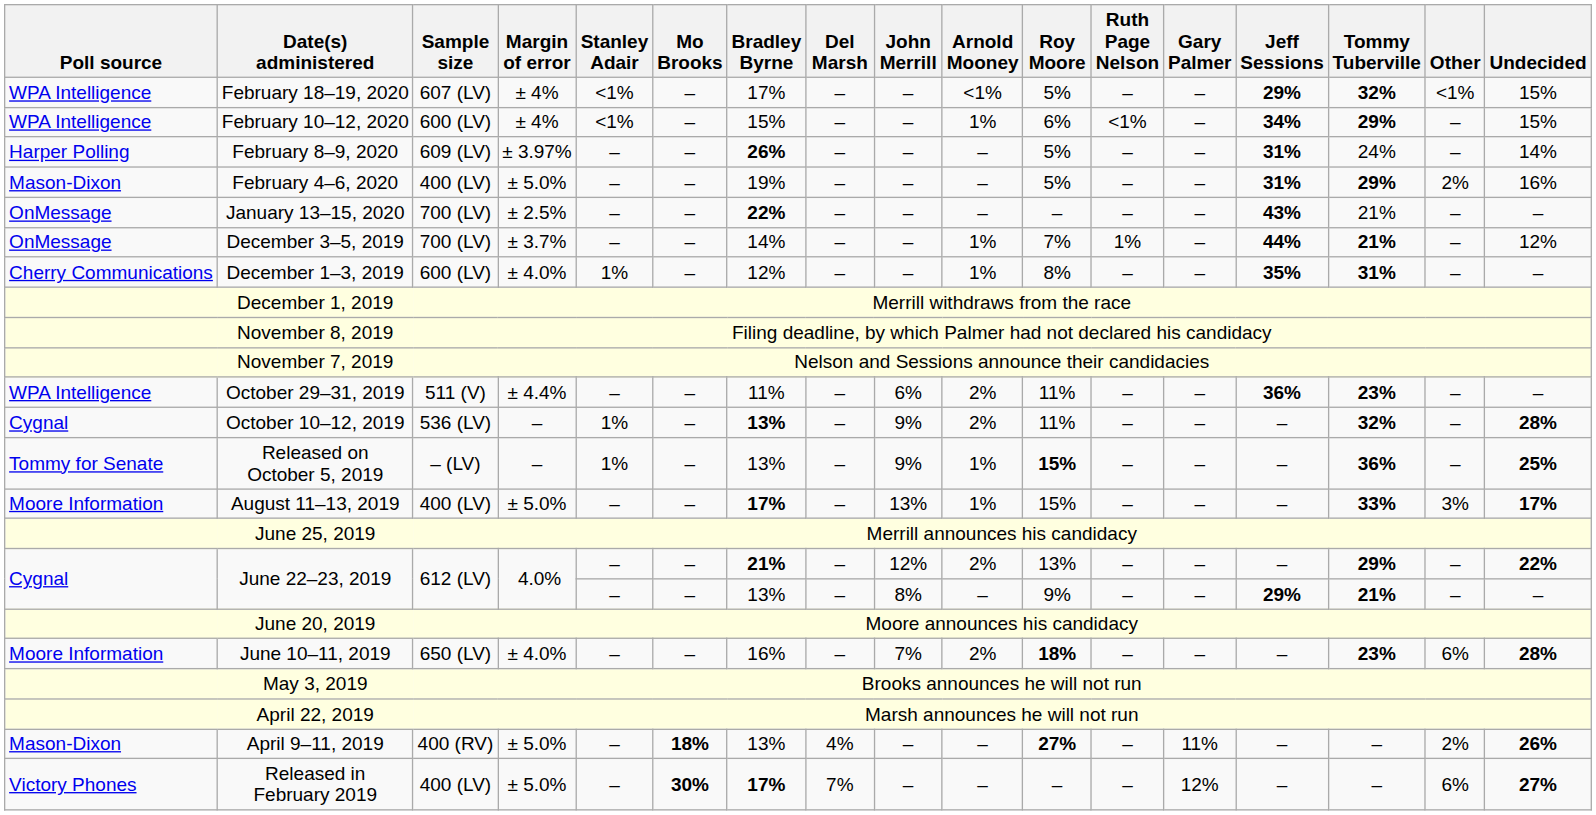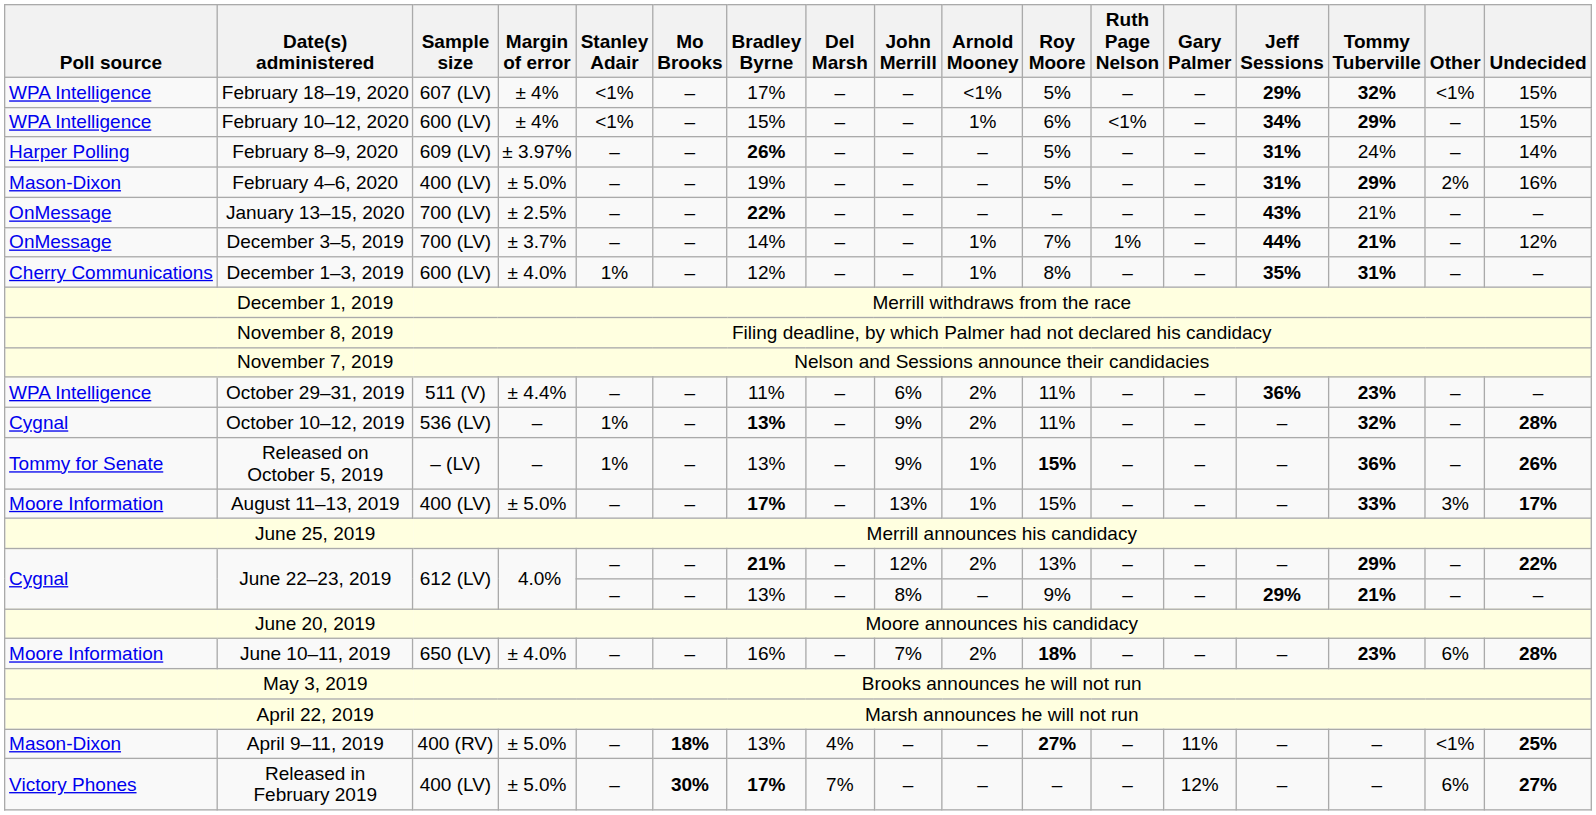(1538, 463) 25% -> (1538, 463) 26%
(1455, 744) 2% -> (1455, 744) <1%
(1538, 744) 26% -> (1538, 744) 25%
